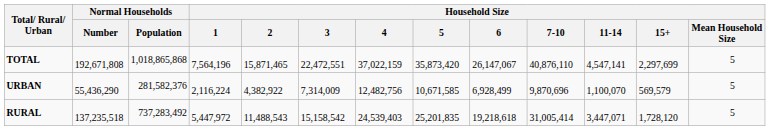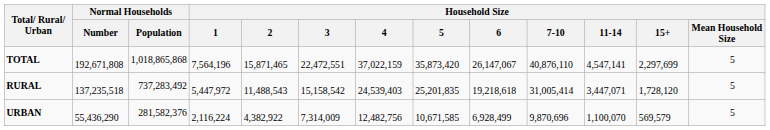rows swapped: (24, 112) <-> (24, 86)
